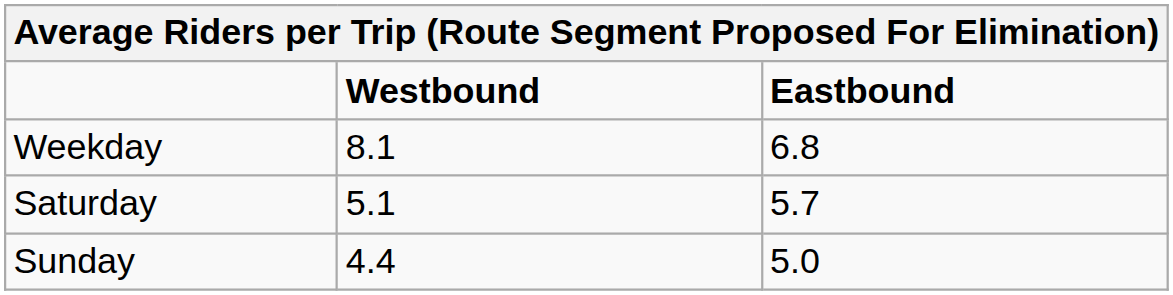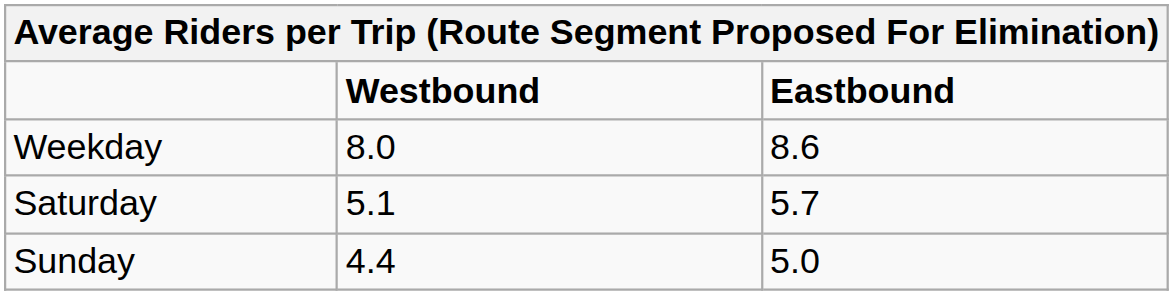(371, 146) 8.1 -> (371, 146) 8.0
(795, 146) 6.8 -> (795, 146) 8.6
